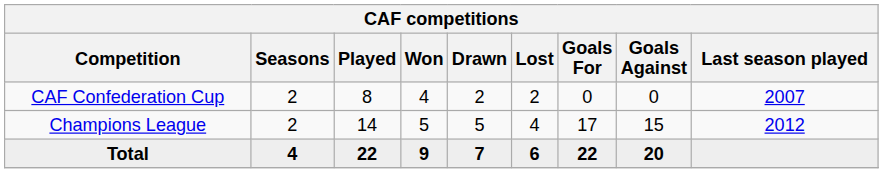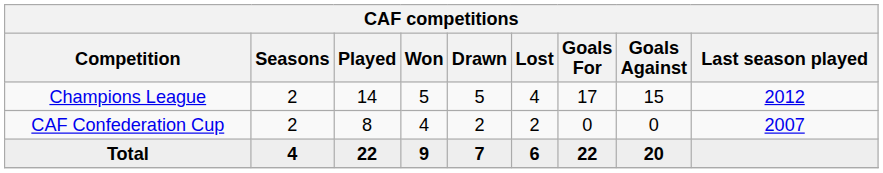rows swapped: (128, 125) <-> (128, 97)
